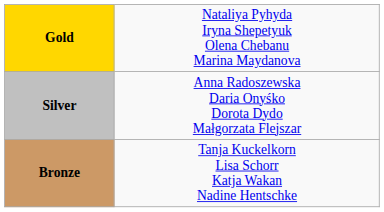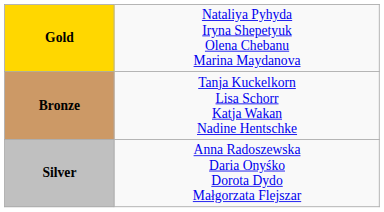rows swapped: (59, 105) <-> (59, 173)
